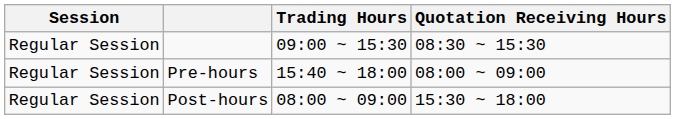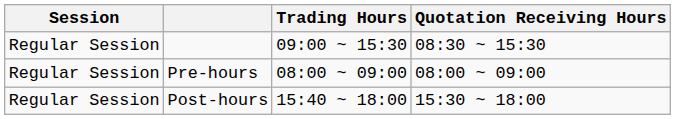(342, 73) 15:40 ~ 18:00 -> (342, 73) 08:00 ~ 09:00
(342, 100) 08:00 ~ 09:00 -> (342, 100) 15:40 ~ 18:00
